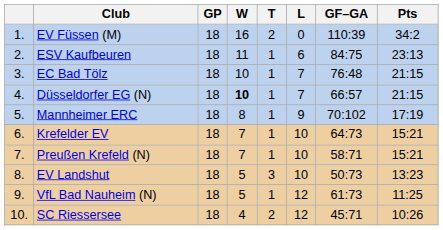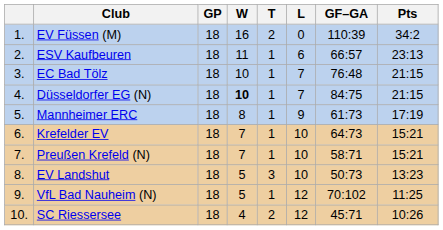(346, 54) 84:75 -> (346, 54) 66:57
(346, 94) 66:57 -> (346, 94) 84:75
(346, 114) 70:102 -> (346, 114) 61:73
(346, 194) 61:73 -> (346, 194) 70:102
